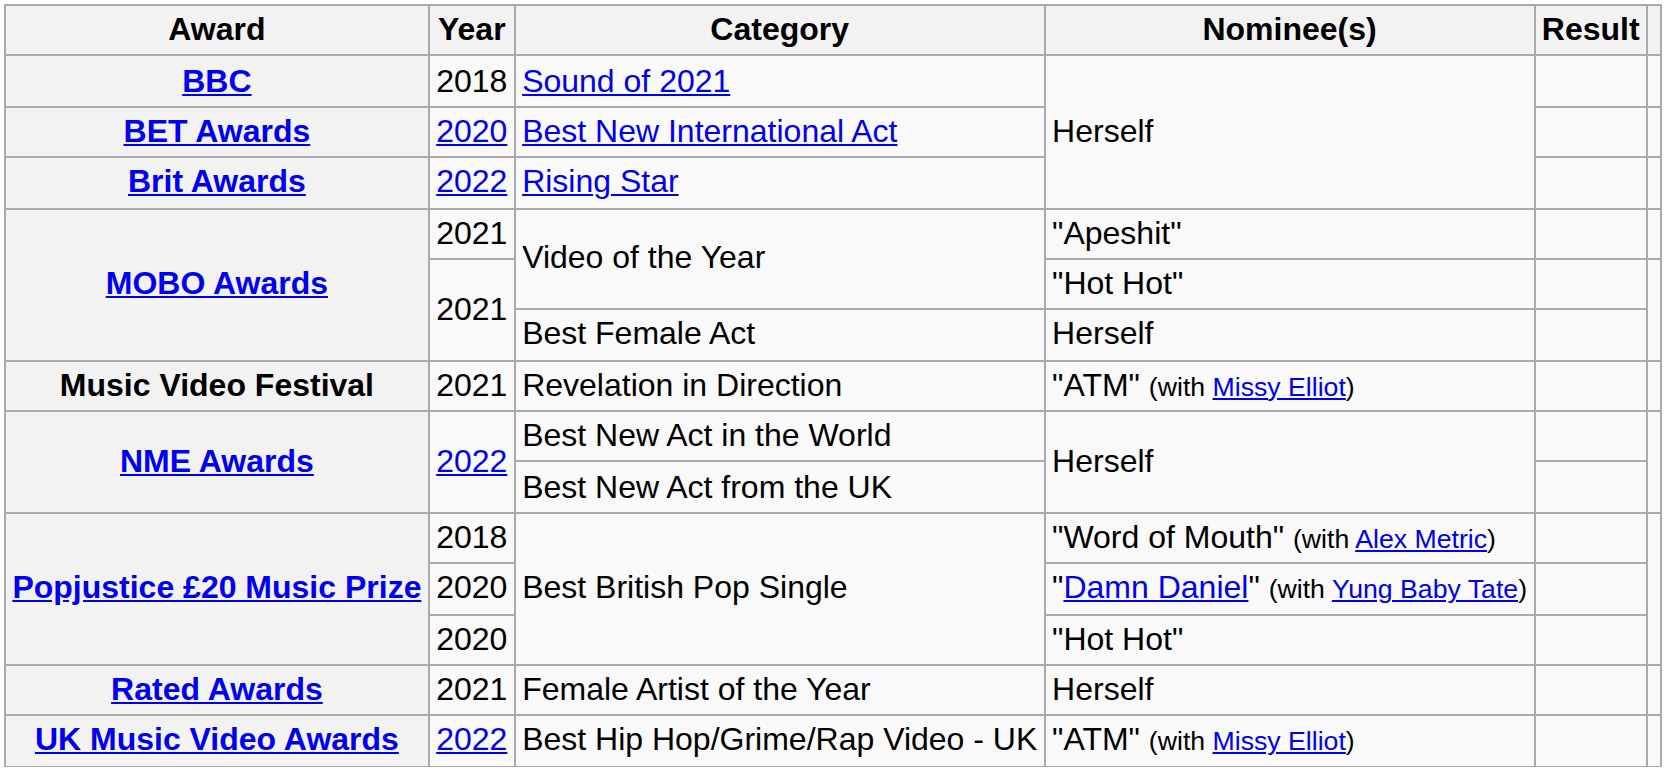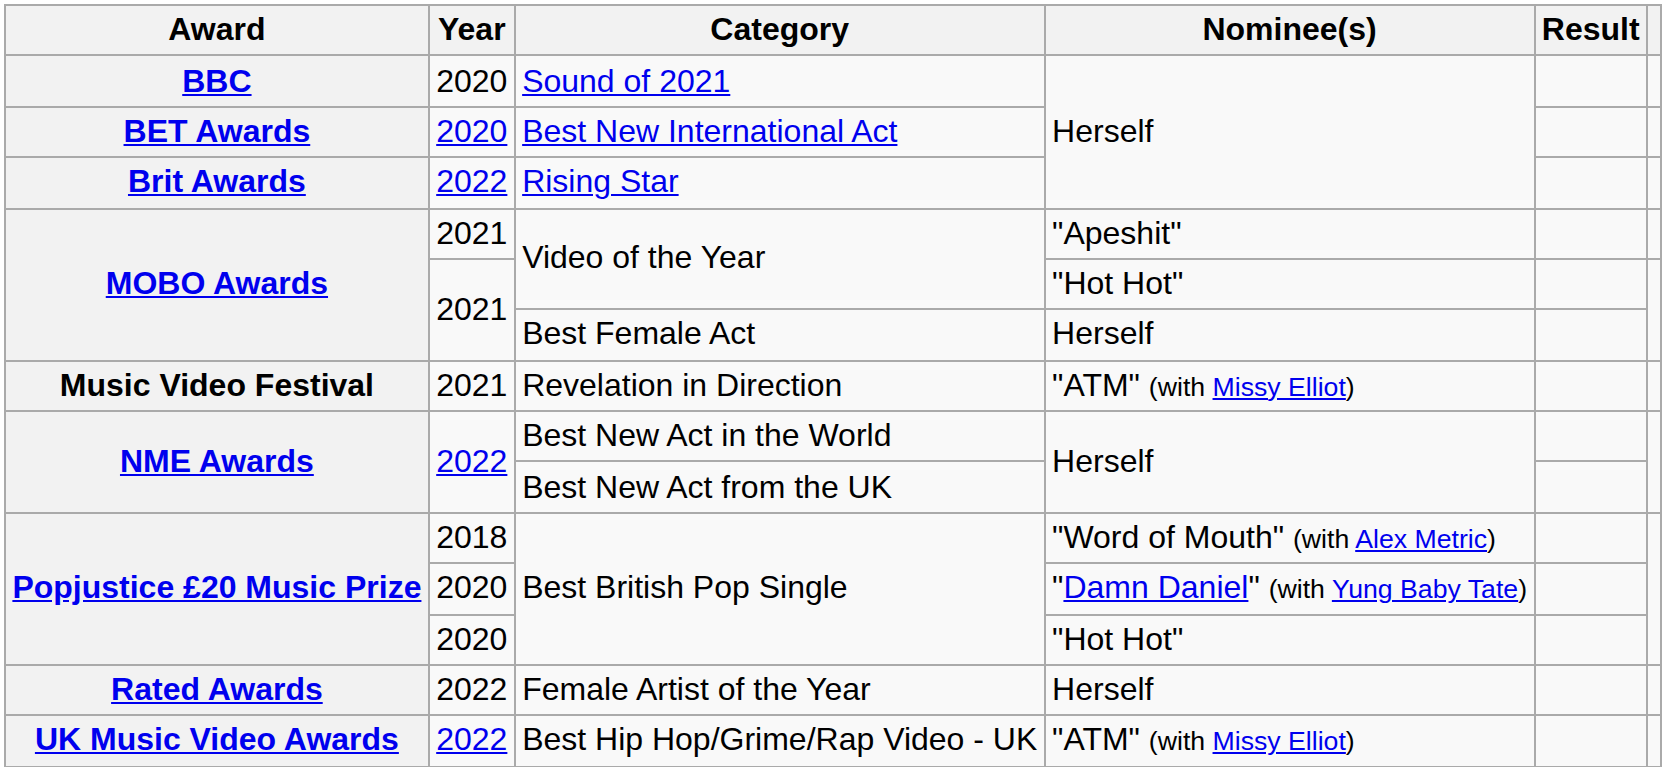(472, 80) 2018 -> (472, 80) 2020
(472, 689) 2021 -> (472, 689) 2022
